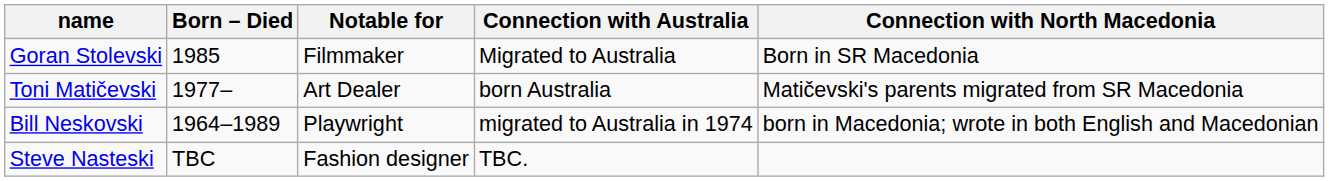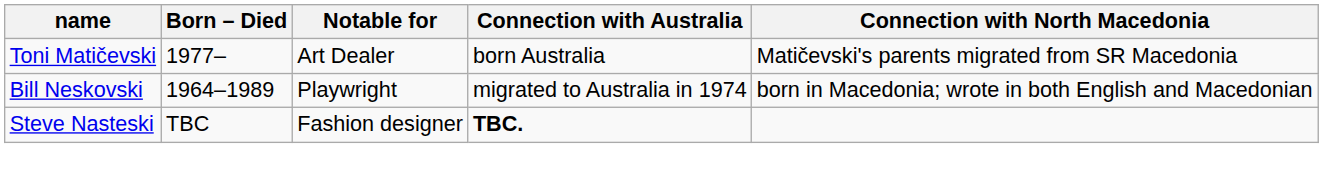- row: (86, 55)
(504, 158) normal -> (498, 124) bold
